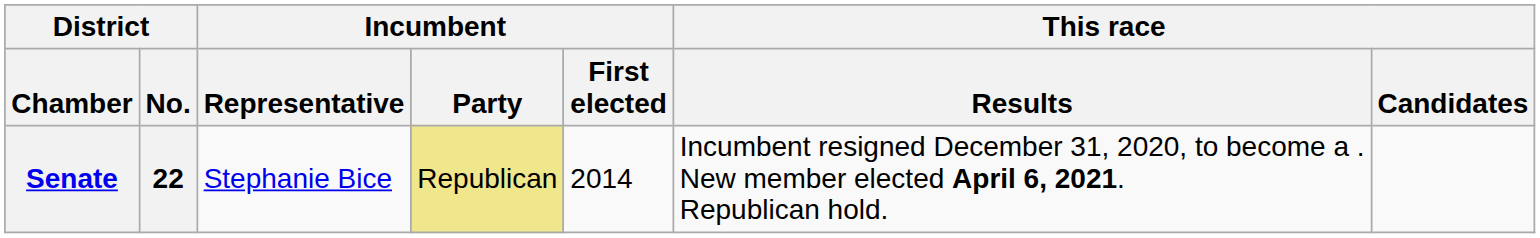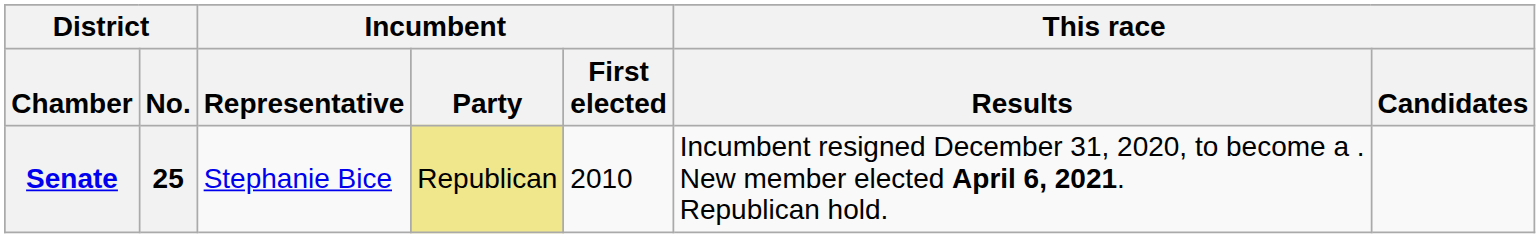(168, 178) 22 -> (168, 178) 25
(601, 178) 2014 -> (601, 178) 2010
